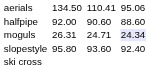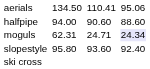(64, 21) 92.00 -> (64, 21) 94.00
(64, 35) 26.31 -> (64, 35) 62.31
